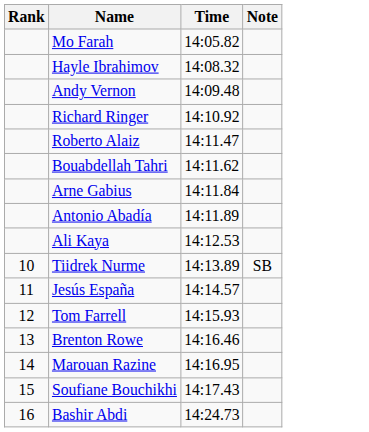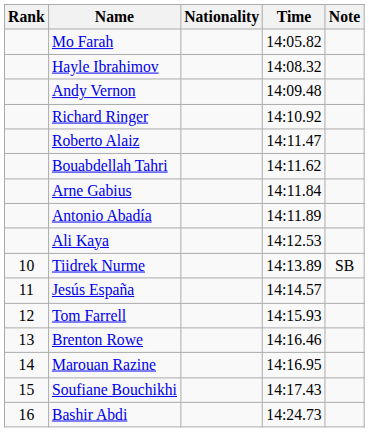+ column: (222, 16)
